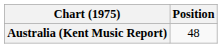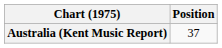(193, 33) 48 -> (193, 33) 37
